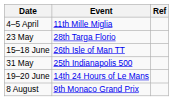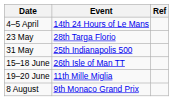(83, 24) 11th Mille Miglia -> (101, 24) 14th 24 Hours of Le Mans
rows swapped: (20, 63) <-> (28, 50)
(101, 76) 14th 24 Hours of Le Mans -> (83, 76) 11th Mille Miglia
